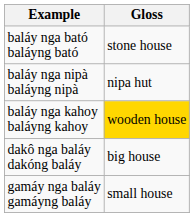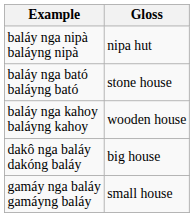rows swapped: (48, 44) <-> (48, 82)
(147, 119) gold background -> (147, 119) no background
